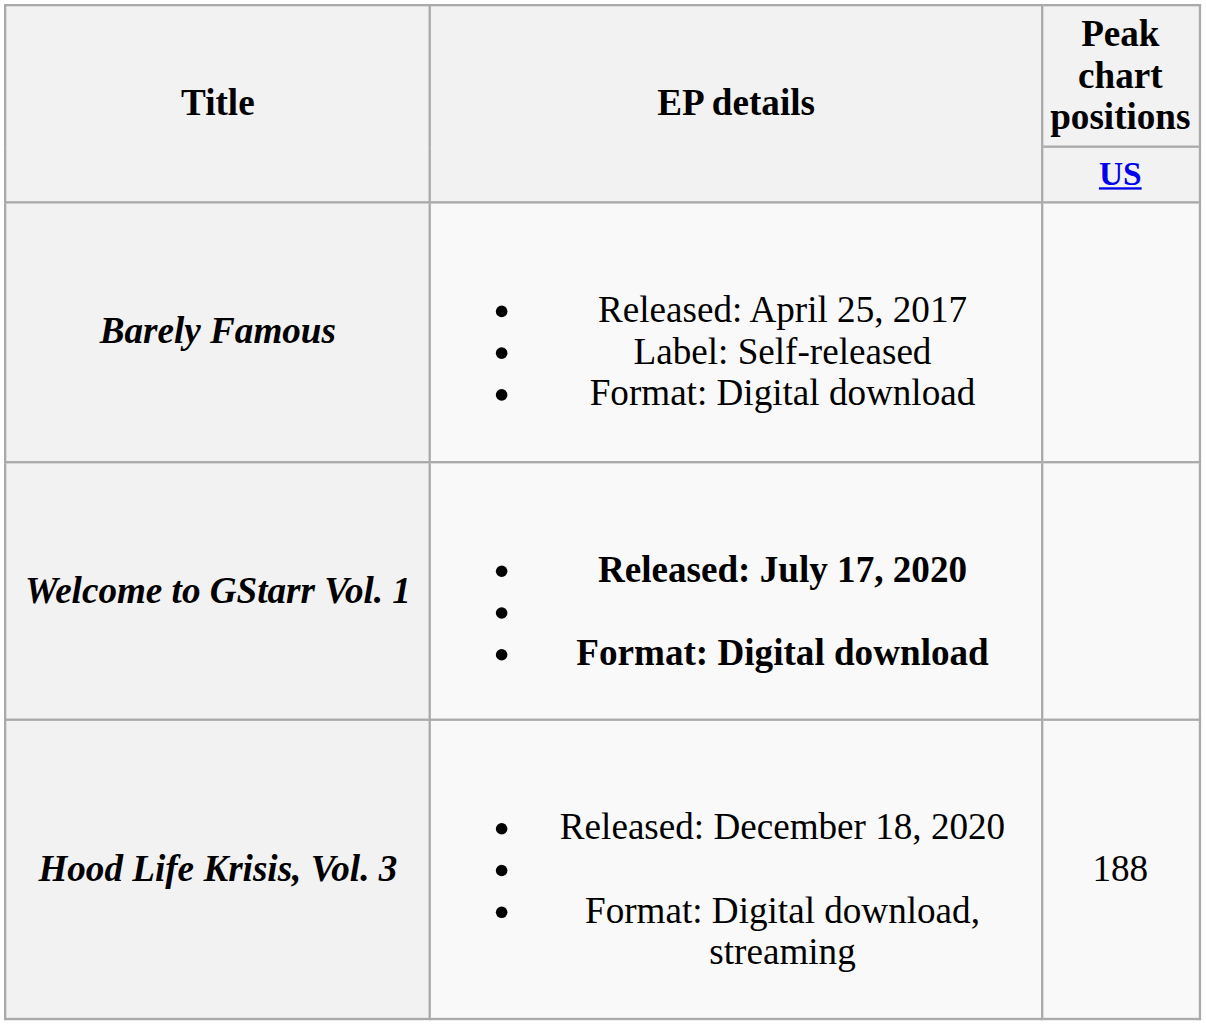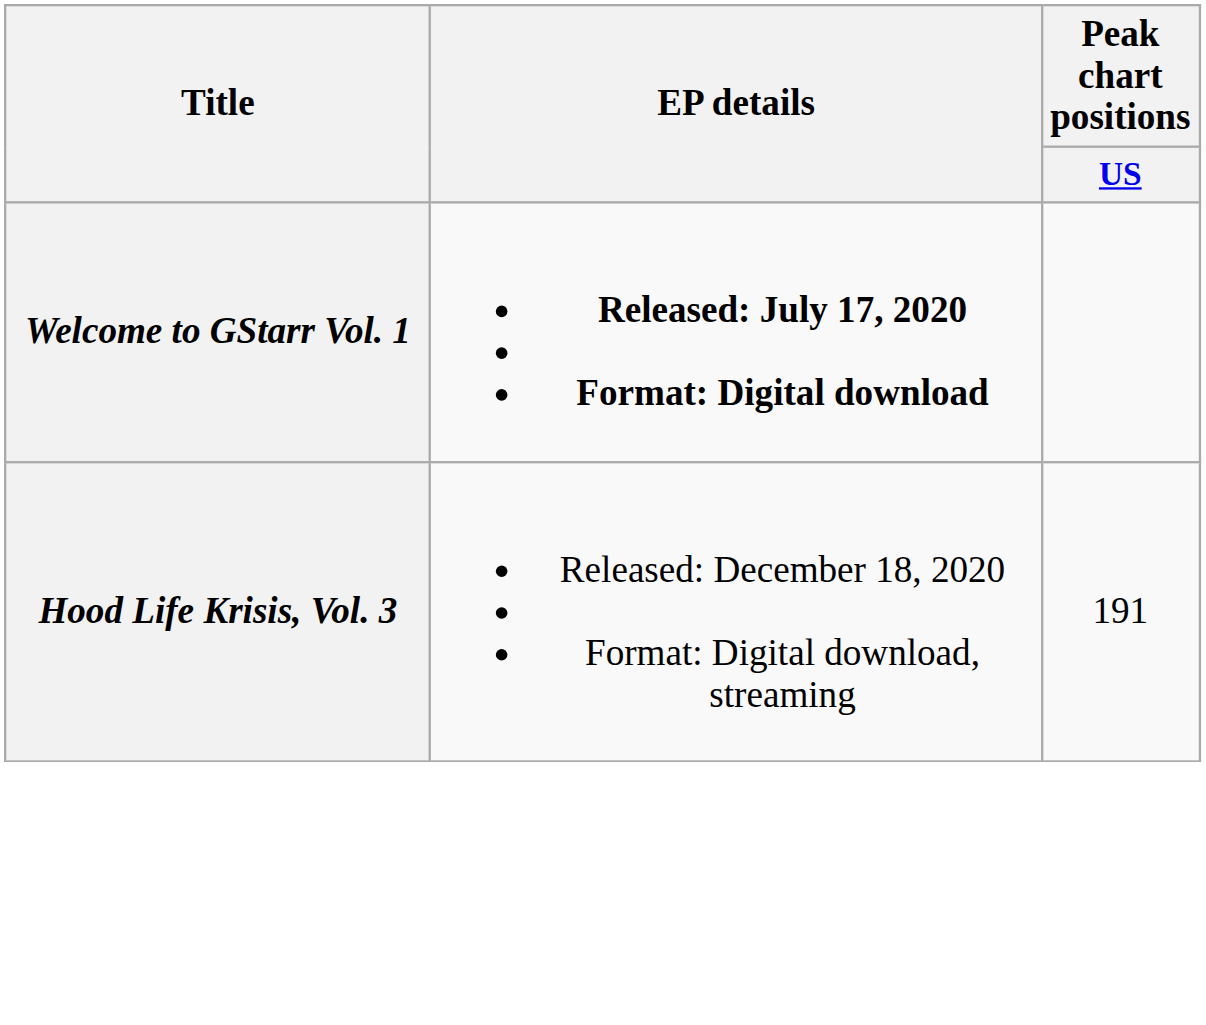- row: (218, 331)
(1120, 868) 188 -> (1120, 610) 191
